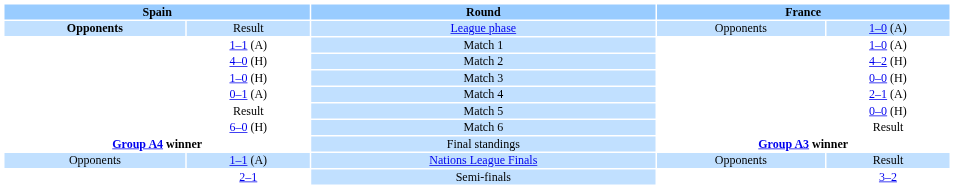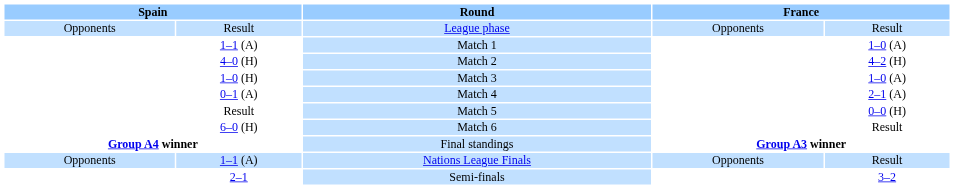(95, 28) bold -> (90, 28) normal
(888, 28) 1–0 (A) -> (887, 28) Result
(888, 78) 0–0 (H) -> (887, 78) 1–0 (A)
